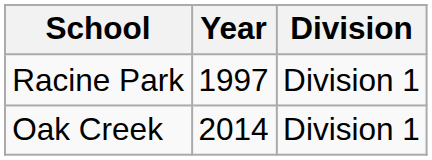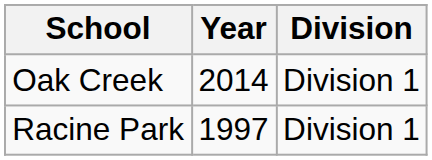rows swapped: (98, 79) <-> (88, 129)
